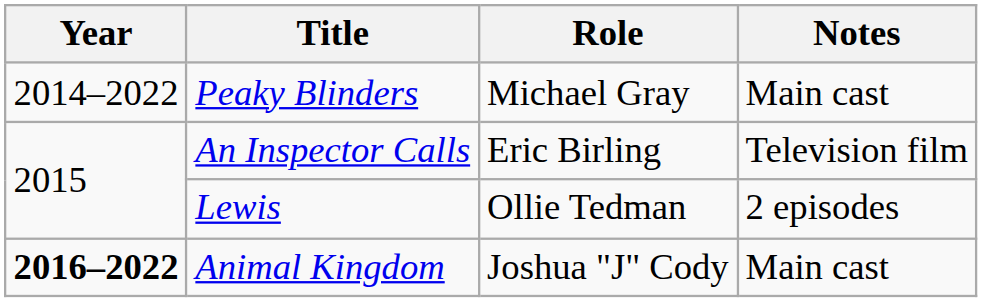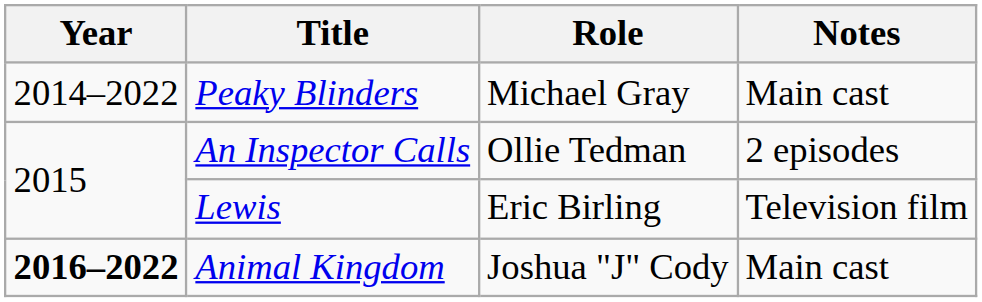(574, 149) Eric Birling -> (587, 149) Ollie Tedman
(857, 149) Television film -> (822, 149) 2 episodes
(587, 207) Ollie Tedman -> (574, 207) Eric Birling
(822, 207) 2 episodes -> (857, 207) Television film
